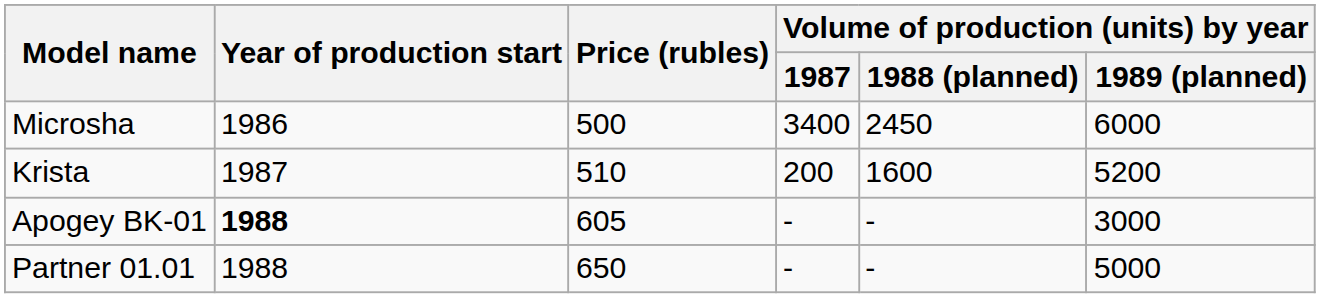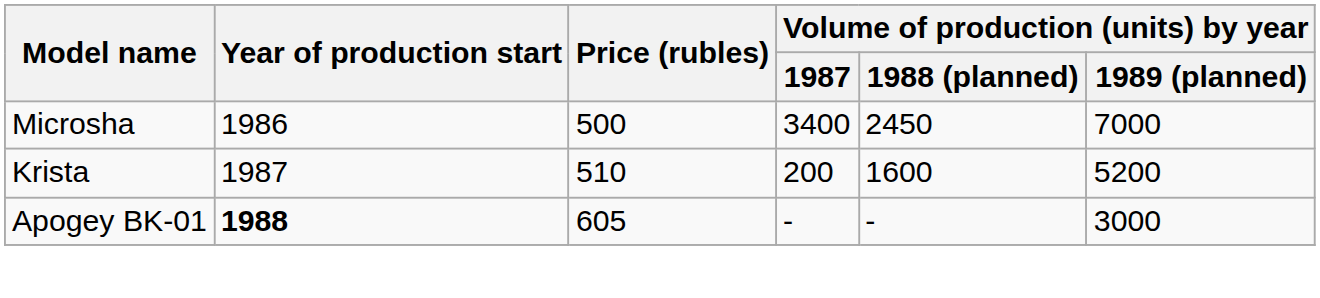(1127, 124) 6000 -> (1127, 124) 7000
- row: (104, 268)
